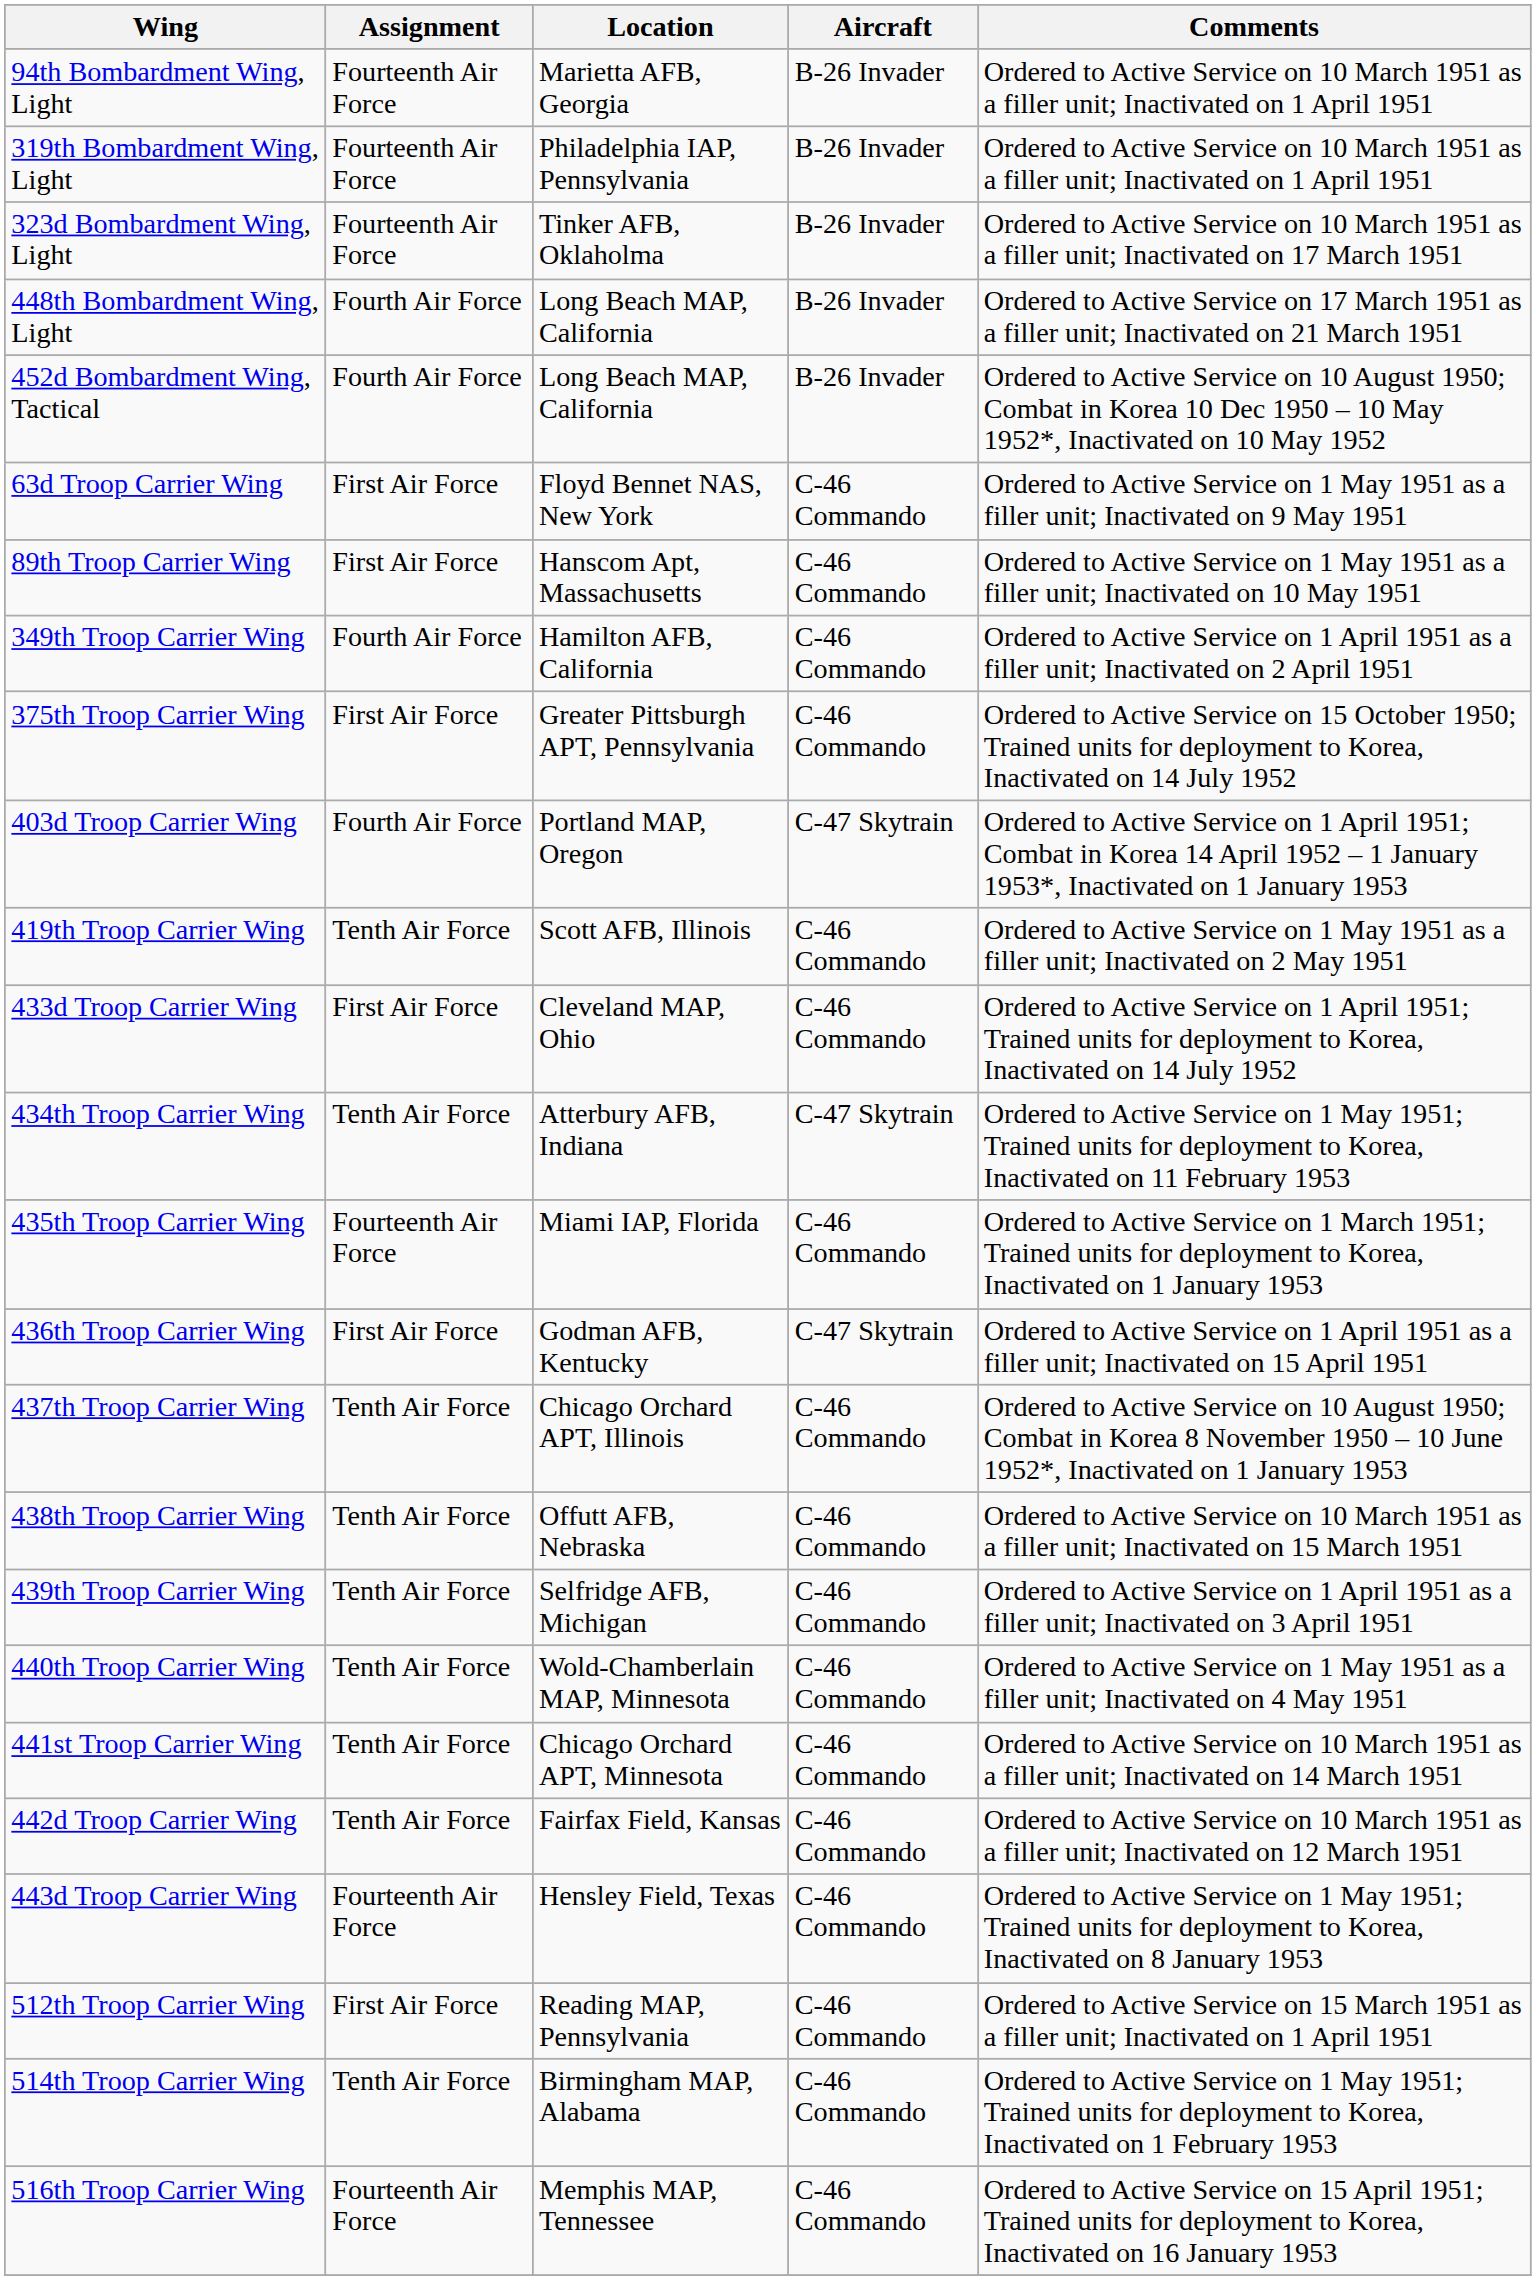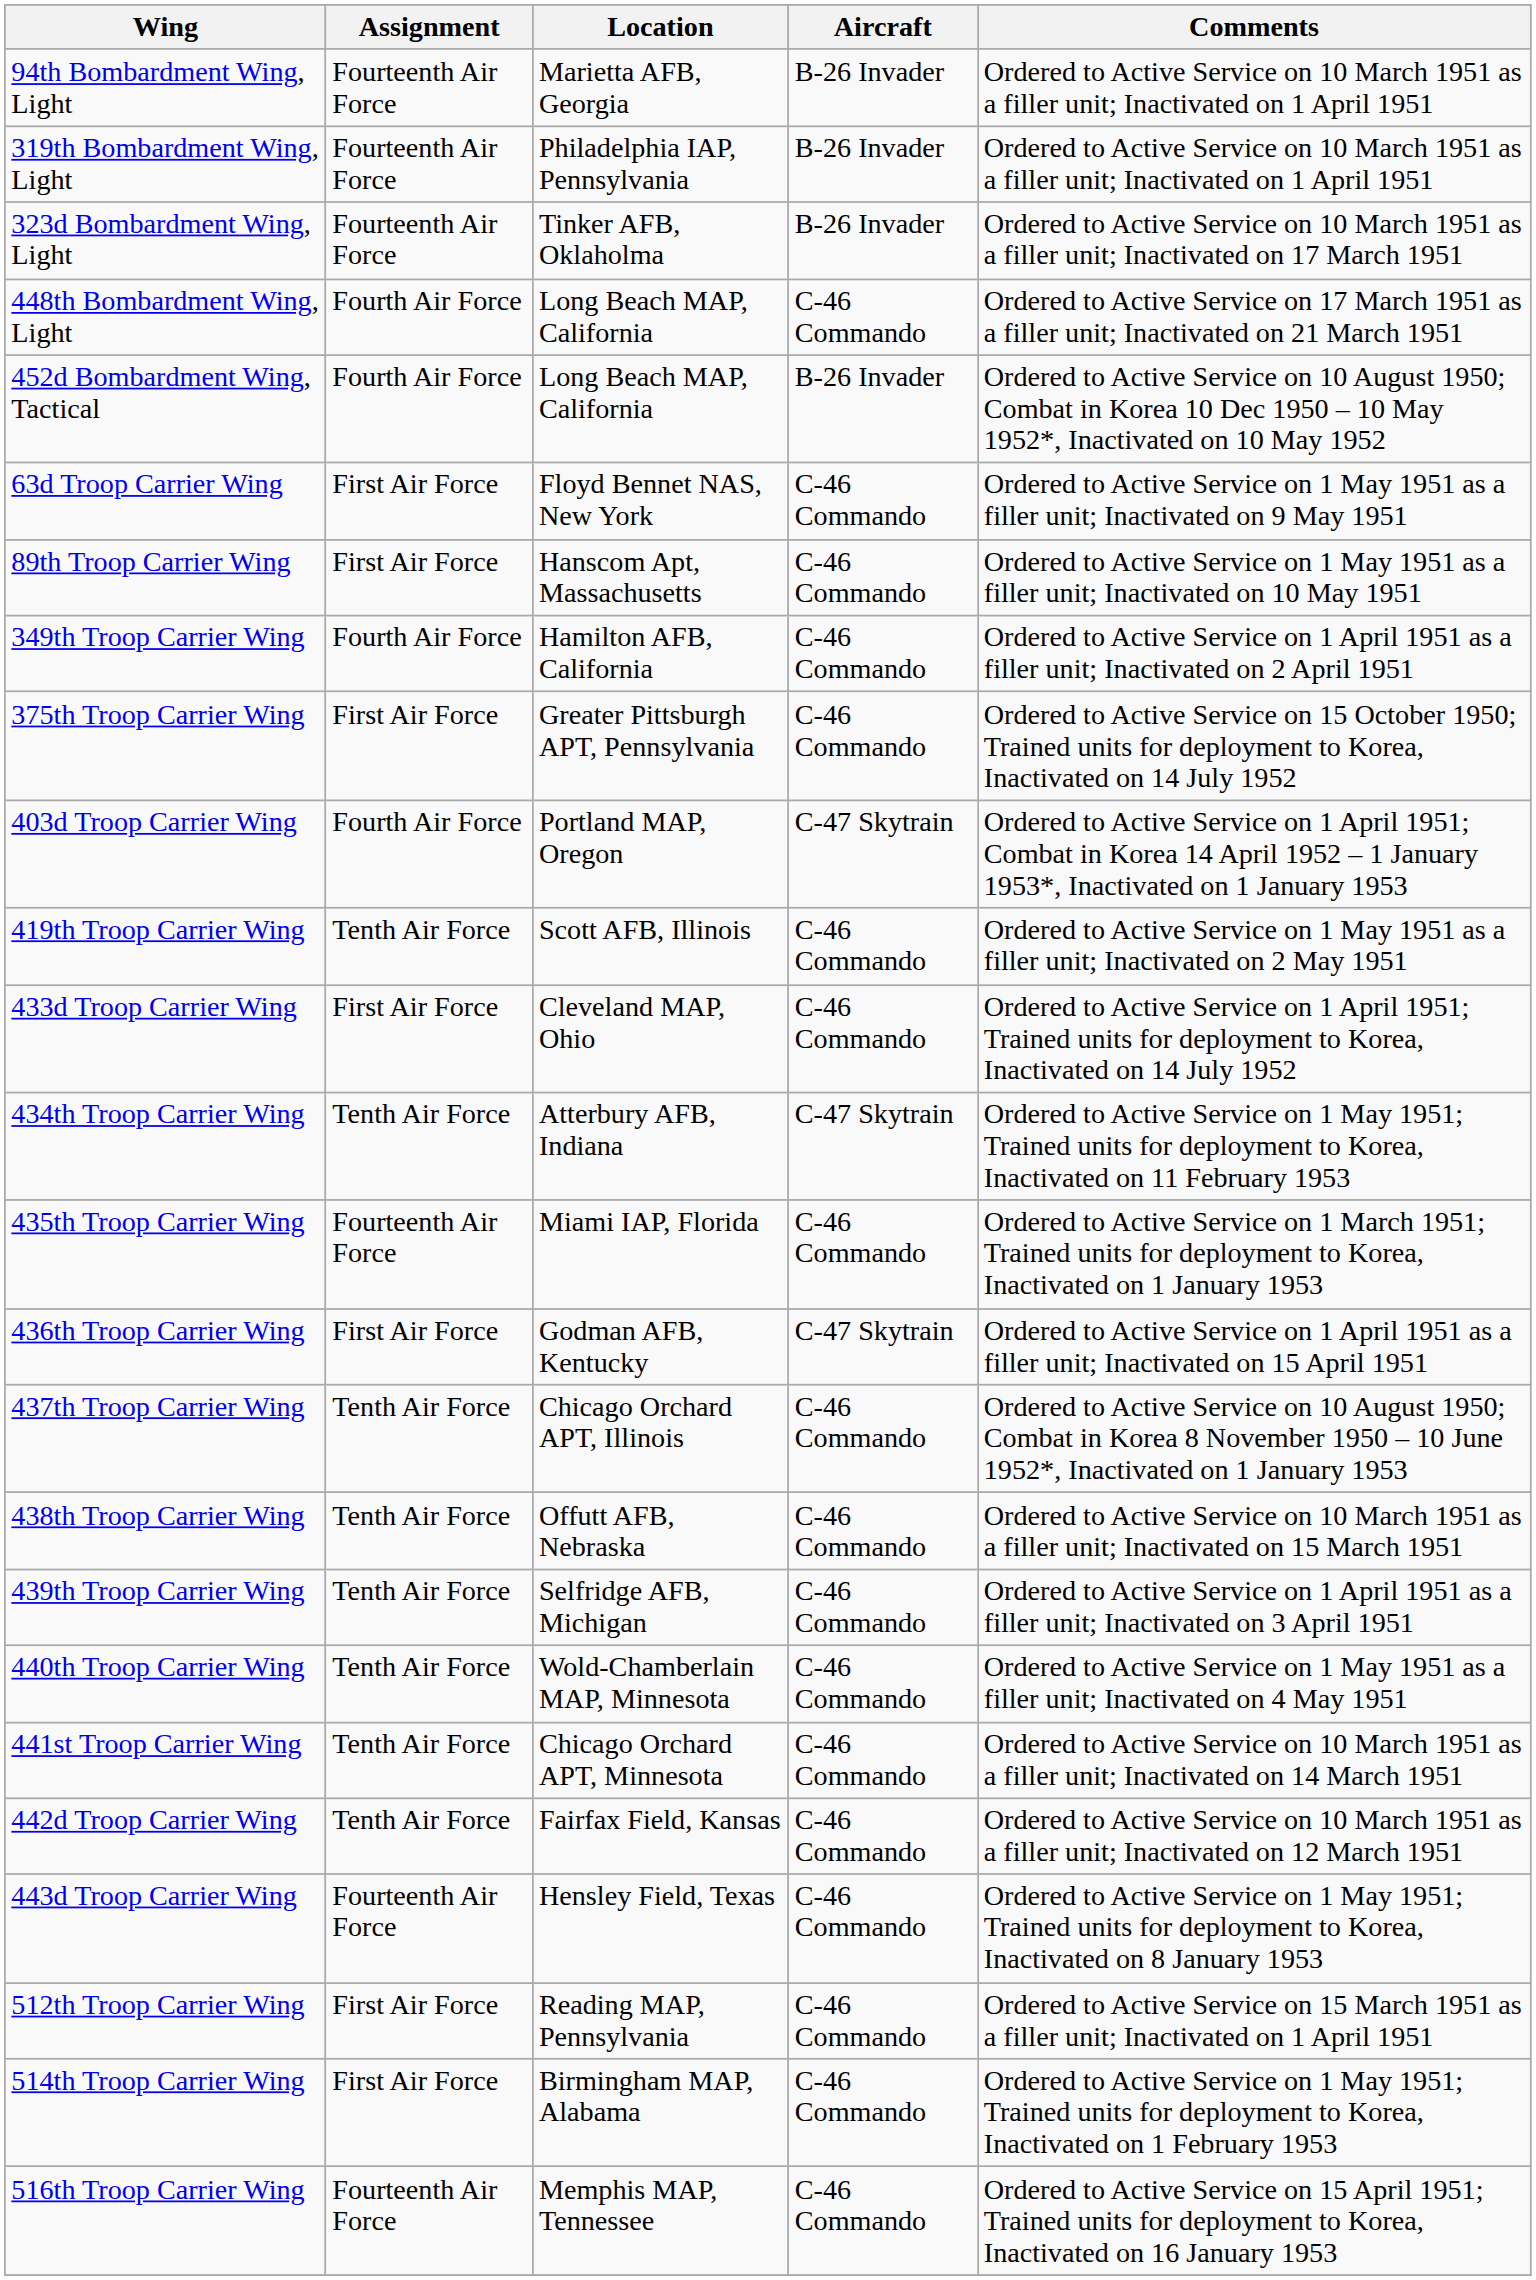(869, 300) B-26 Invader -> (861, 316) C-46 Commando
(421, 2080) Tenth Air Force -> (415, 2080) First Air Force
